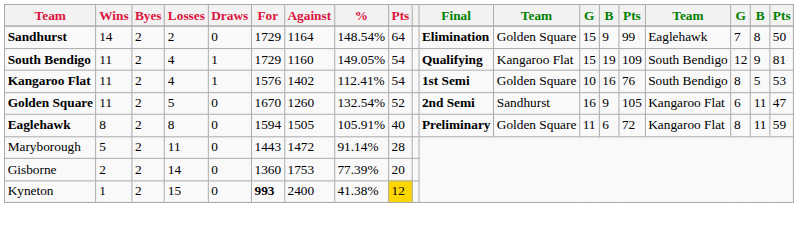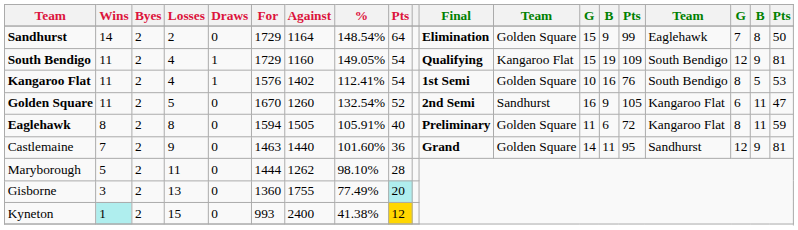+ row: (41, 147)
(268, 147) 1443 -> (268, 169) 1444
(301, 147) 1472 -> (301, 169) 1262
(358, 147) 91.14% -> (358, 169) 98.10%
(103, 169) 2 -> (103, 190) 3
(175, 169) 14 -> (175, 190) 13
(301, 169) 1753 -> (301, 190) 1755
(358, 169) 77.39% -> (358, 190) 77.49%
(398, 169) no background -> (398, 190) paleturquoise background
(103, 190) no background -> (103, 212) paleturquoise background
(265, 190) bold -> (265, 212) normal
